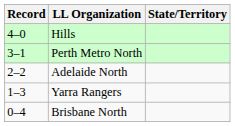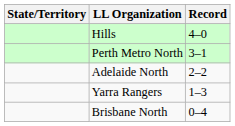columns swapped: (187, 14) <-> (26, 14)
